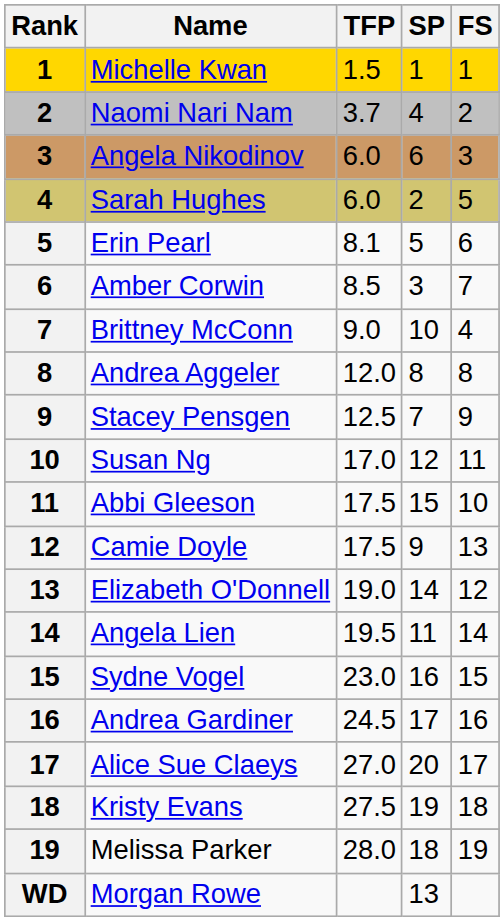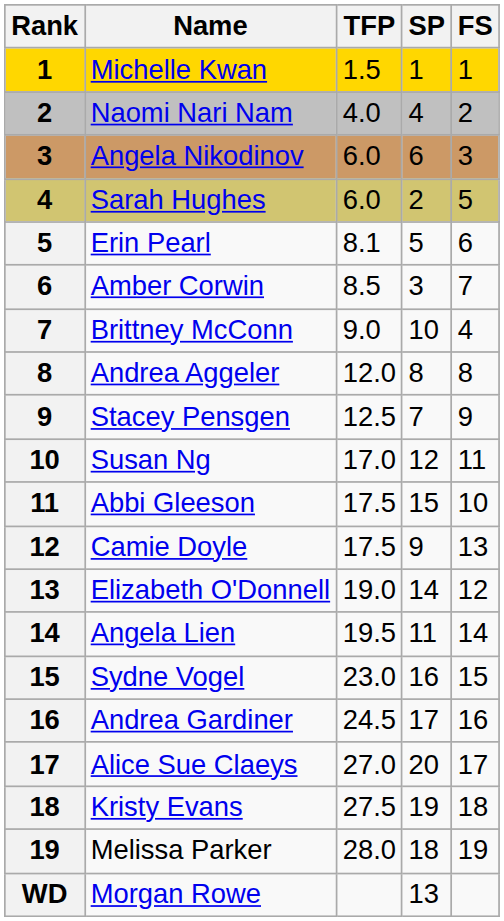(362, 112) 3.7 -> (362, 112) 4.0
